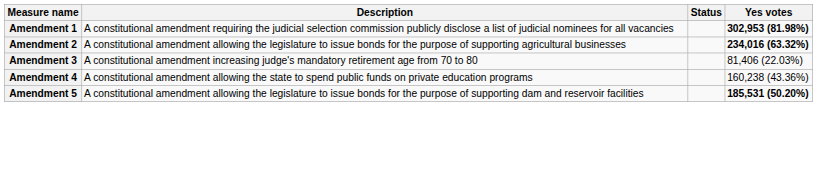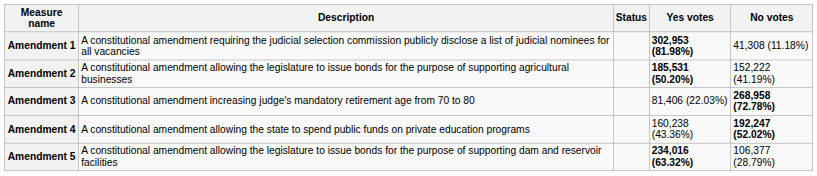+ column: (772, 18)
(768, 45) 234,016 (63.32%) -> (673, 73) 185,531 (50.20%)
(768, 93) 185,531 (50.20%) -> (673, 157) 234,016 (63.32%)
